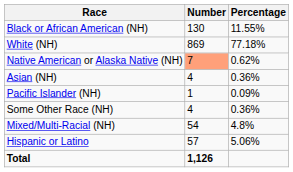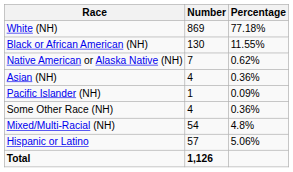rows swapped: (32, 45) <-> (77, 28)
(190, 61) lightsalmon background -> (190, 61) no background
